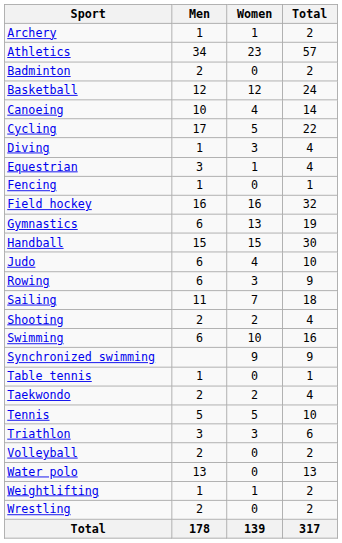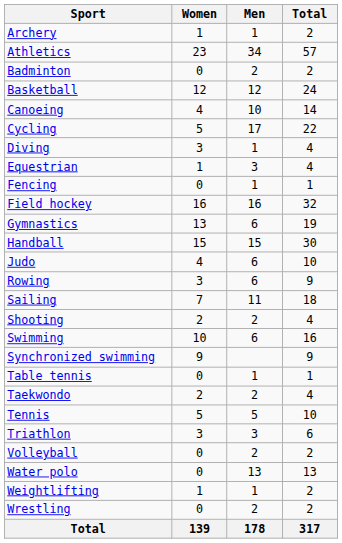columns swapped: (200, 14) <-> (255, 14)
